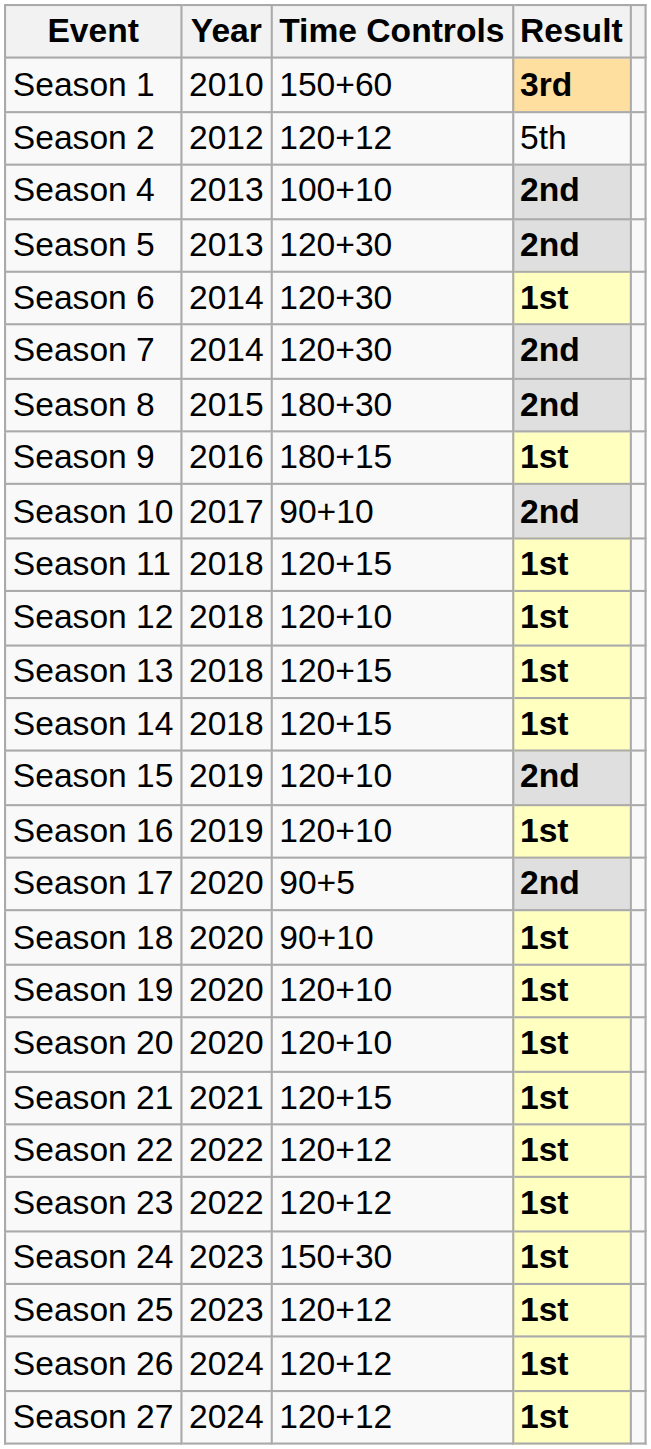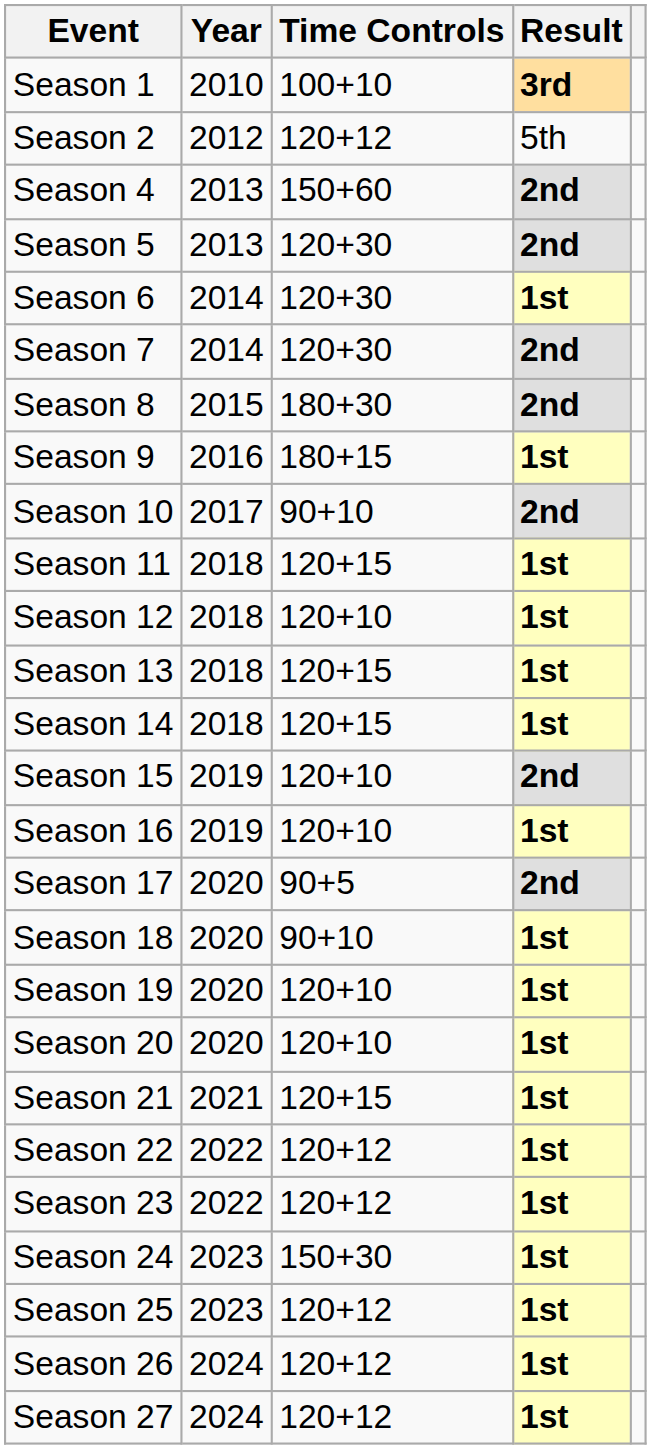(336, 84) 150+60 -> (336, 84) 100+10
(336, 191) 100+10 -> (336, 191) 150+60
